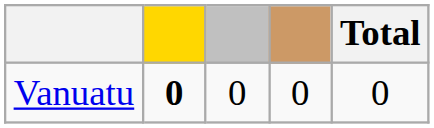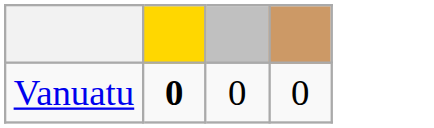- column: (380, 33)
